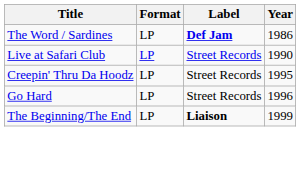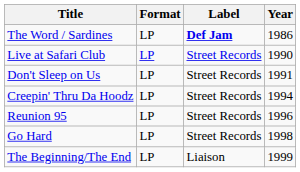+ row: (54, 75)
(280, 75) 1995 -> (280, 95) 1994
+ row: (37, 116)
(280, 95) 1996 -> (280, 136) 1998
(207, 116) bold -> (206, 156) normal
